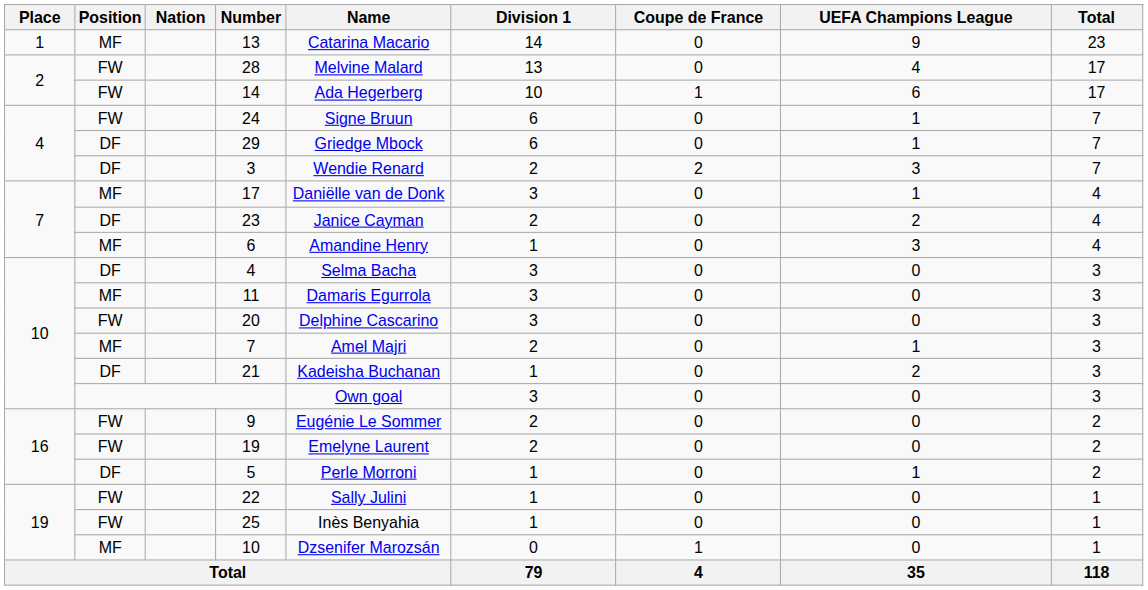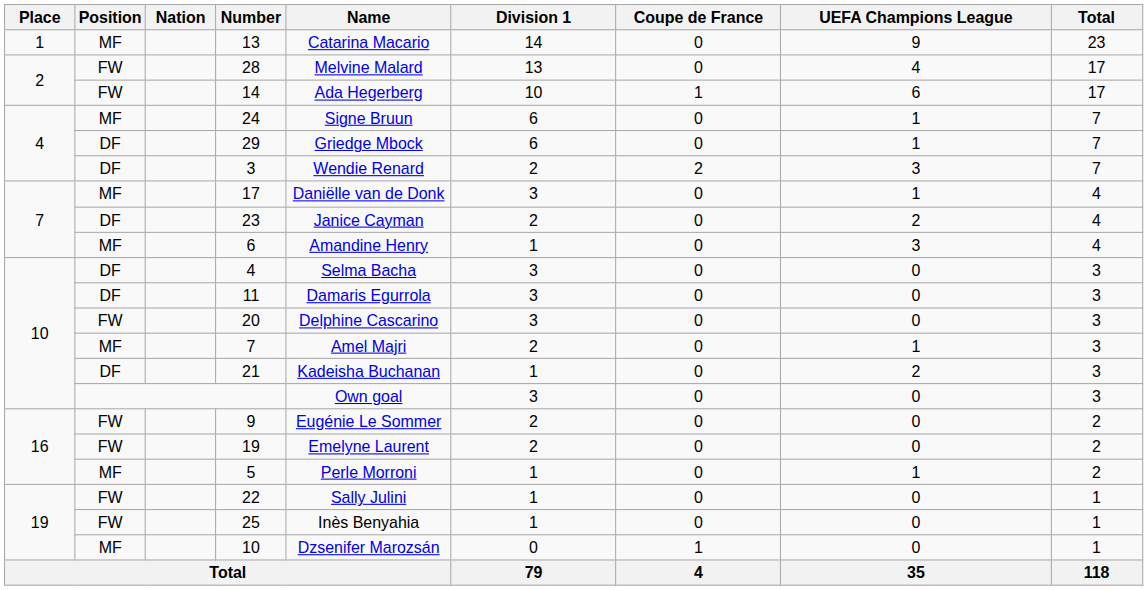(110, 118) FW -> (110, 118) MF
(110, 295) MF -> (110, 295) DF
(110, 472) DF -> (110, 472) MF
